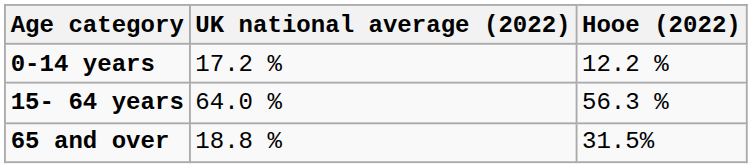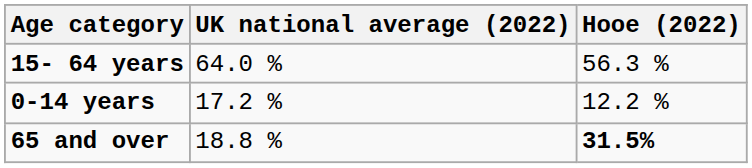rows swapped: (83, 64) <-> (97, 103)
(618, 142) normal -> (618, 142) bold
